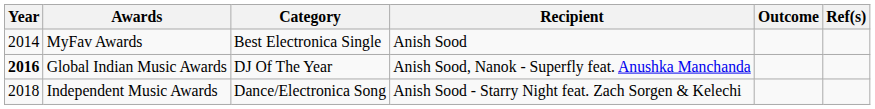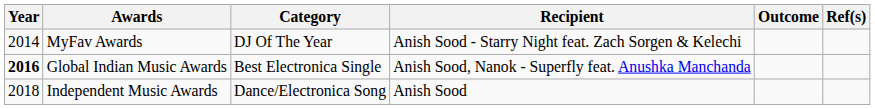(308, 41) Best Electronica Single -> (283, 41) DJ Of The Year
(430, 41) Anish Sood -> (567, 41) Anish Sood - Starry Night feat. Zach Sorgen & Kelechi
(283, 66) DJ Of The Year -> (308, 66) Best Electronica Single
(567, 91) Anish Sood - Starry Night feat. Zach Sorgen & Kelechi -> (430, 91) Anish Sood
